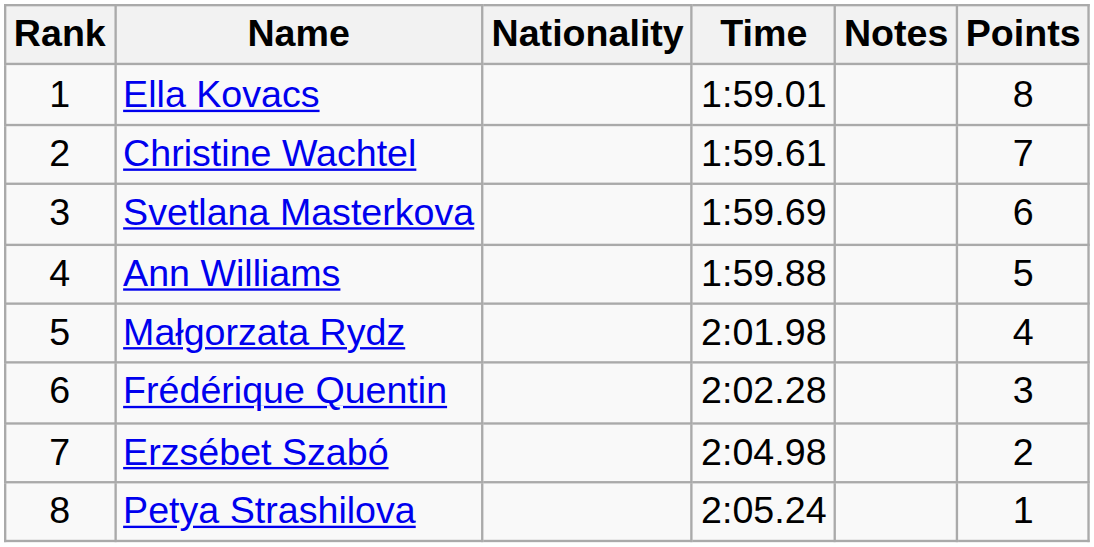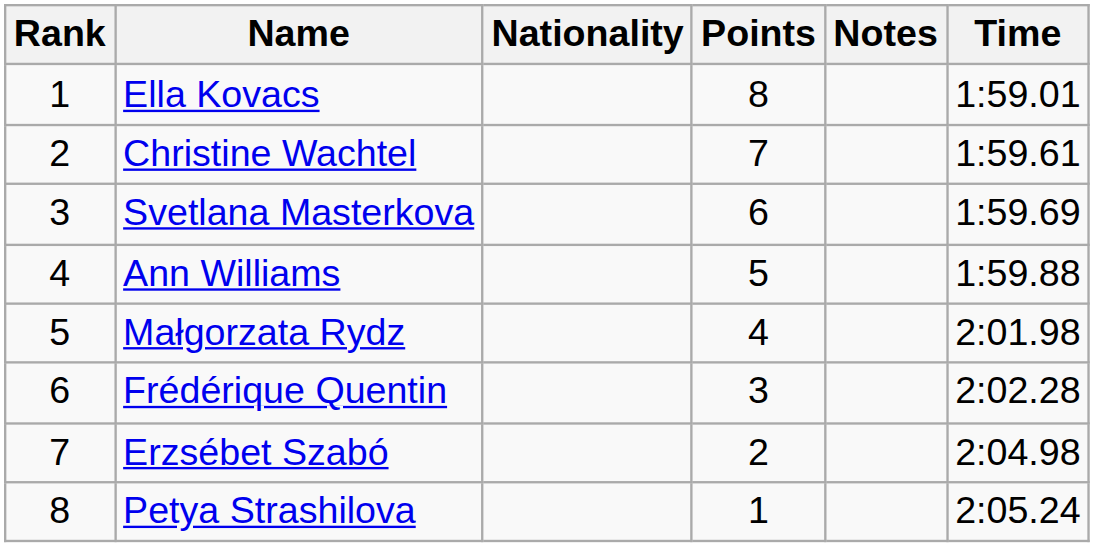columns swapped: (764, 34) <-> (1023, 34)
